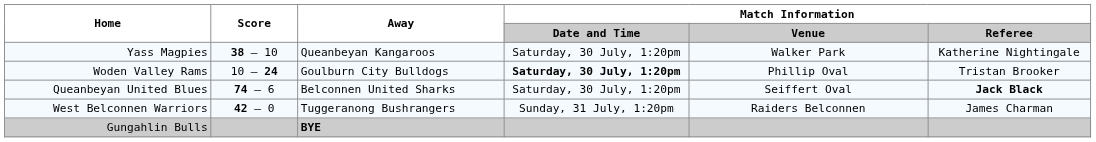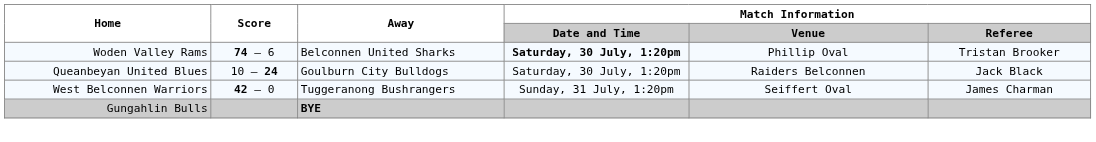- row: (167, 52)
(254, 71) 10 – 24 -> (254, 52) 74 – 6
(375, 71) Goulburn City Bulldogs -> (378, 52) Belconnen United Sharks
(254, 90) 74 – 6 -> (254, 71) 10 – 24
(378, 90) Belconnen United Sharks -> (375, 71) Goulburn City Bulldogs
(808, 90) Seiffert Oval -> (808, 71) Raiders Belconnen
(1009, 90) bold -> (1009, 71) normal
(808, 108) Raiders Belconnen -> (808, 90) Seiffert Oval
